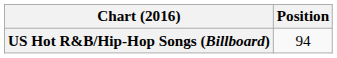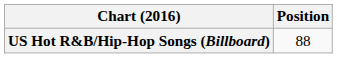(303, 40) 94 -> (303, 40) 88
